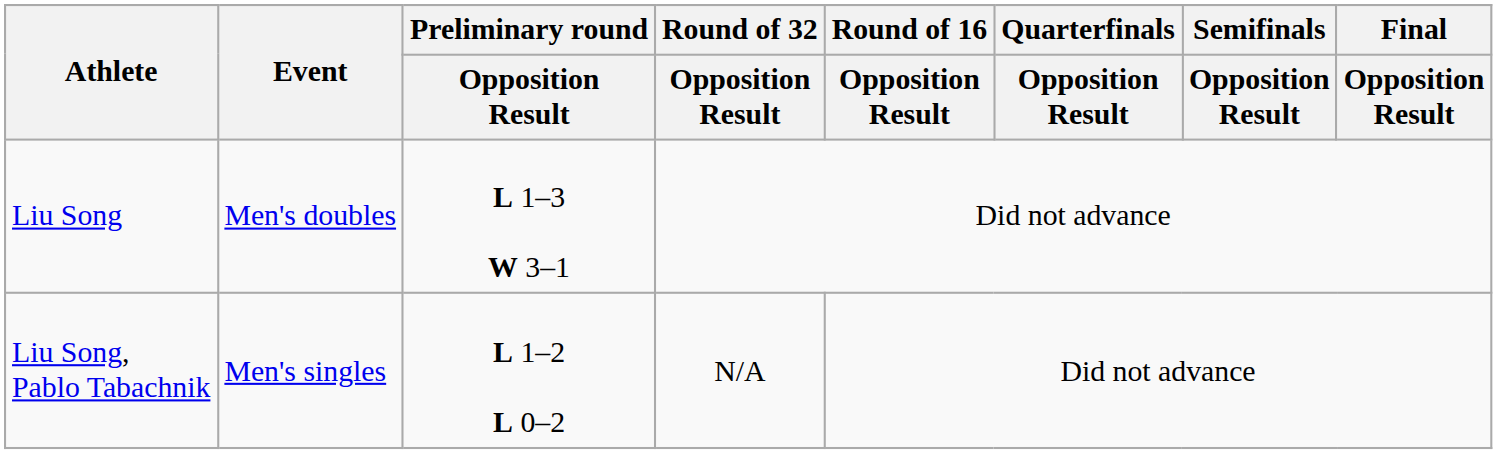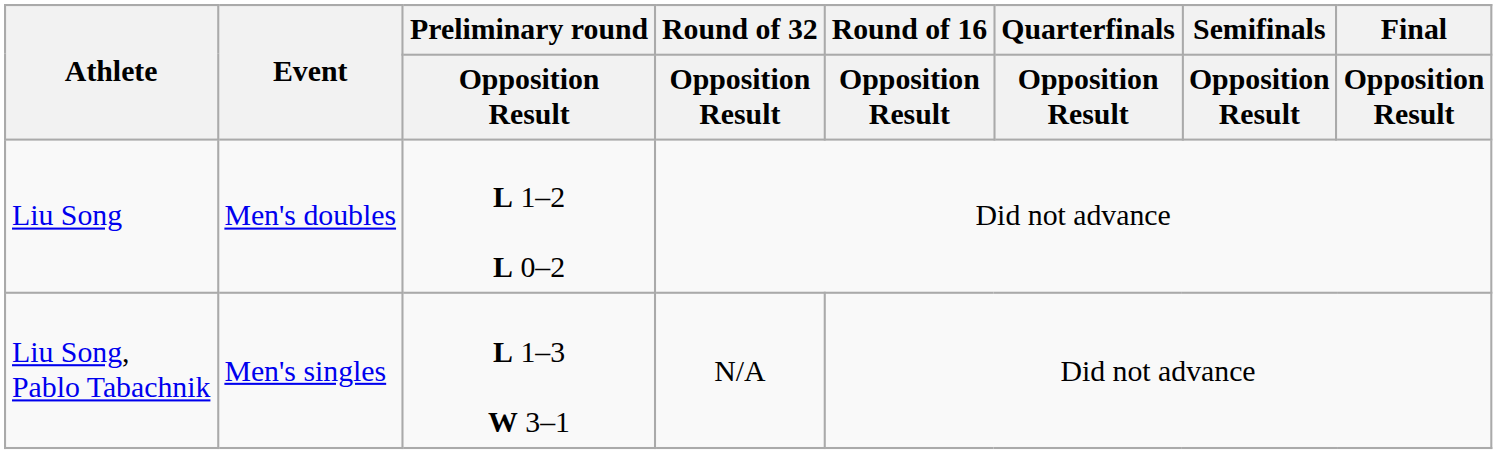(529, 233) L 1–3 W 3–1 -> (529, 233) L 1–2 L 0–2
(529, 388) L 1–2 L 0–2 -> (529, 388) L 1–3 W 3–1
